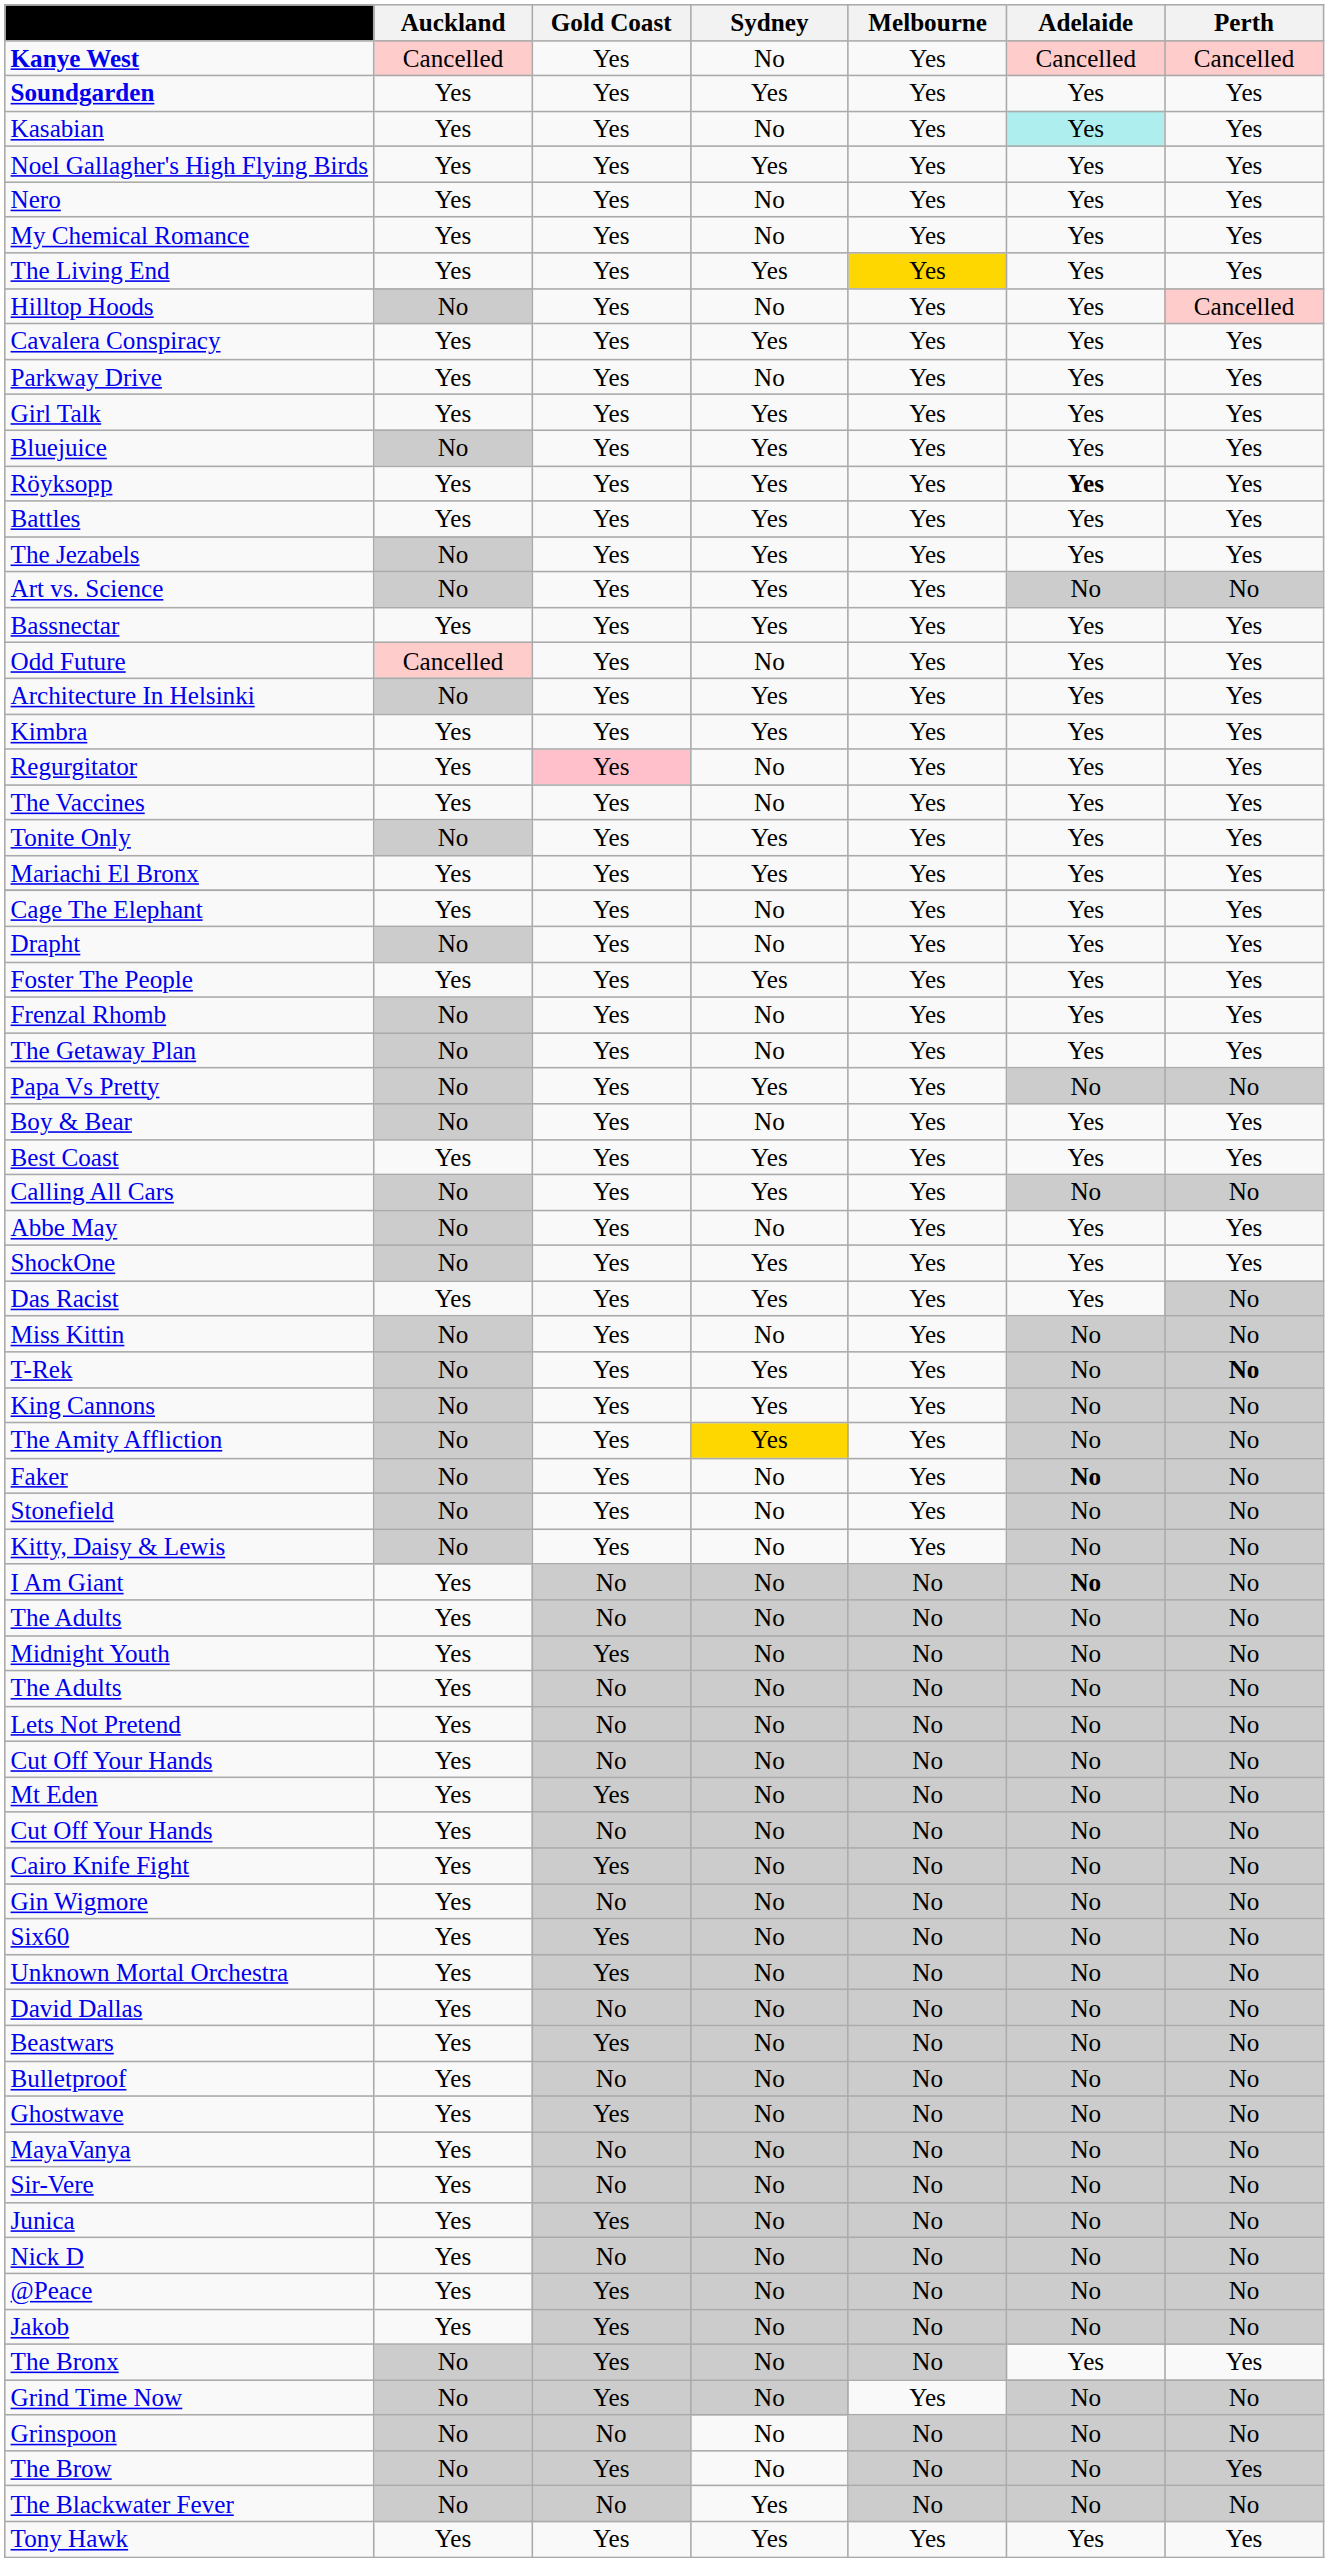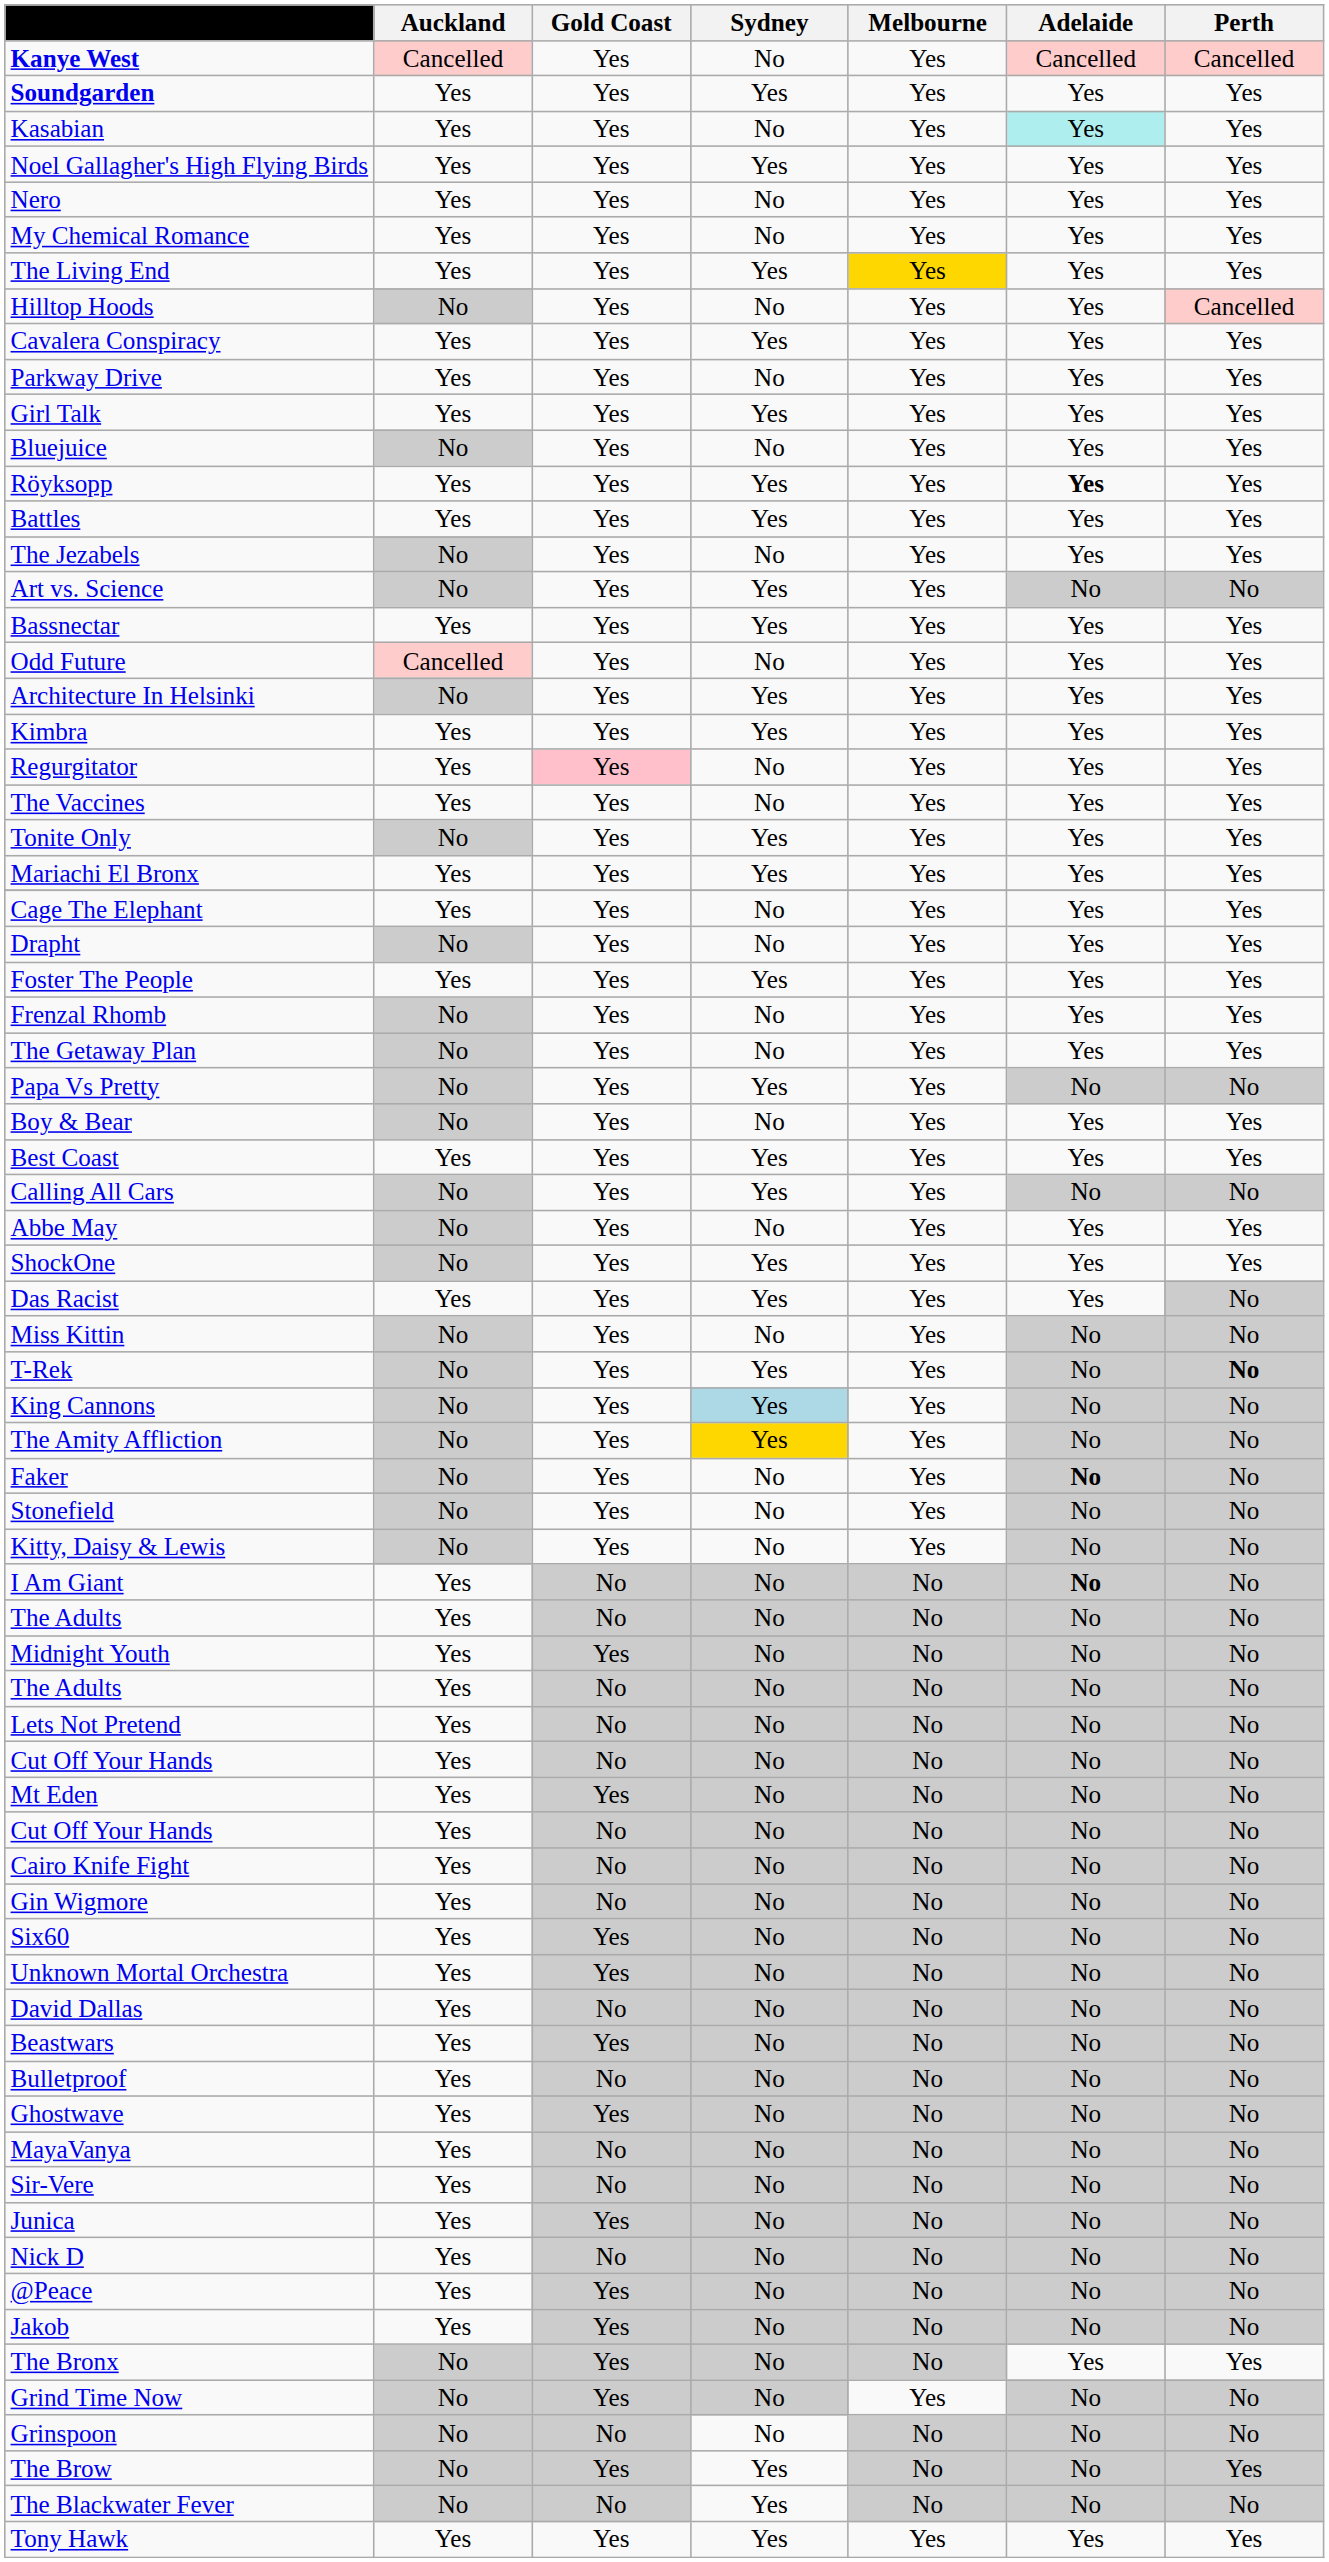(769, 448) Yes -> (769, 448) No
(769, 554) Yes -> (769, 554) No
(769, 1405) no background -> (769, 1405) lightblue background
(611, 1866) Yes -> (611, 1866) No
(769, 2468) No -> (769, 2468) Yes
